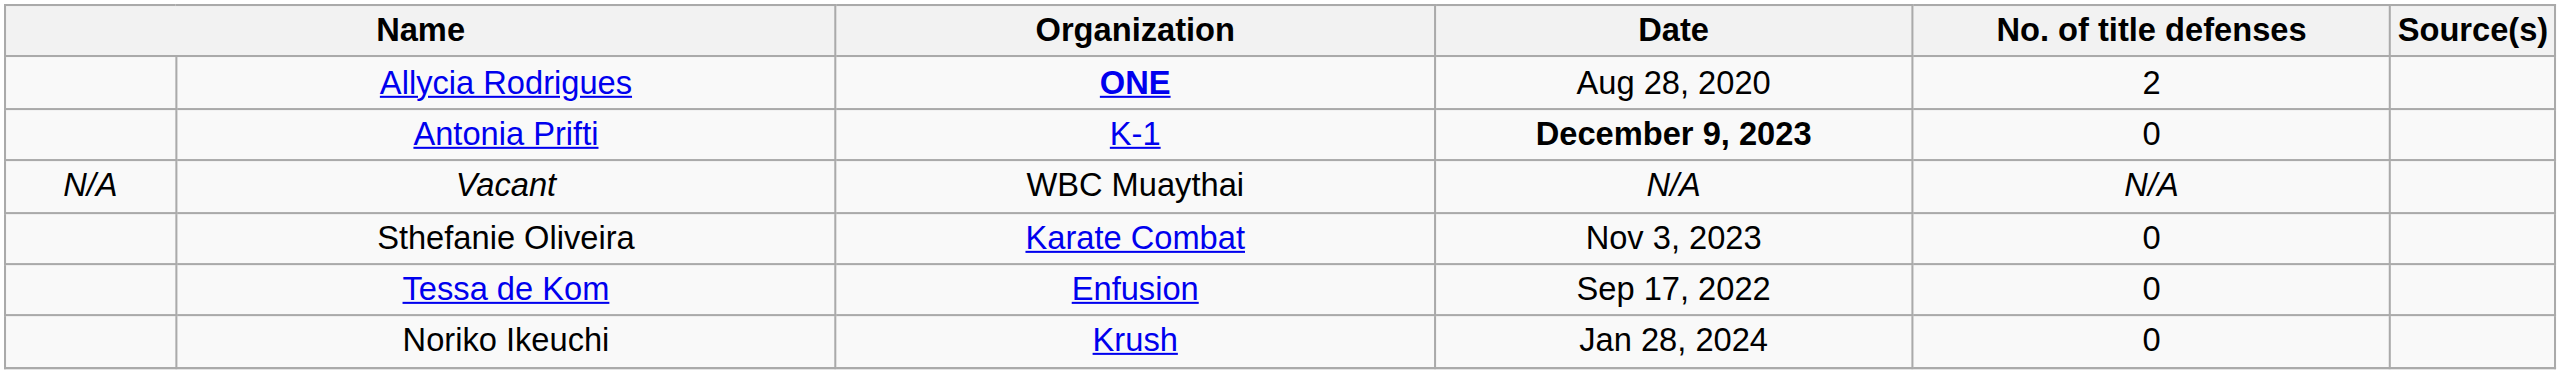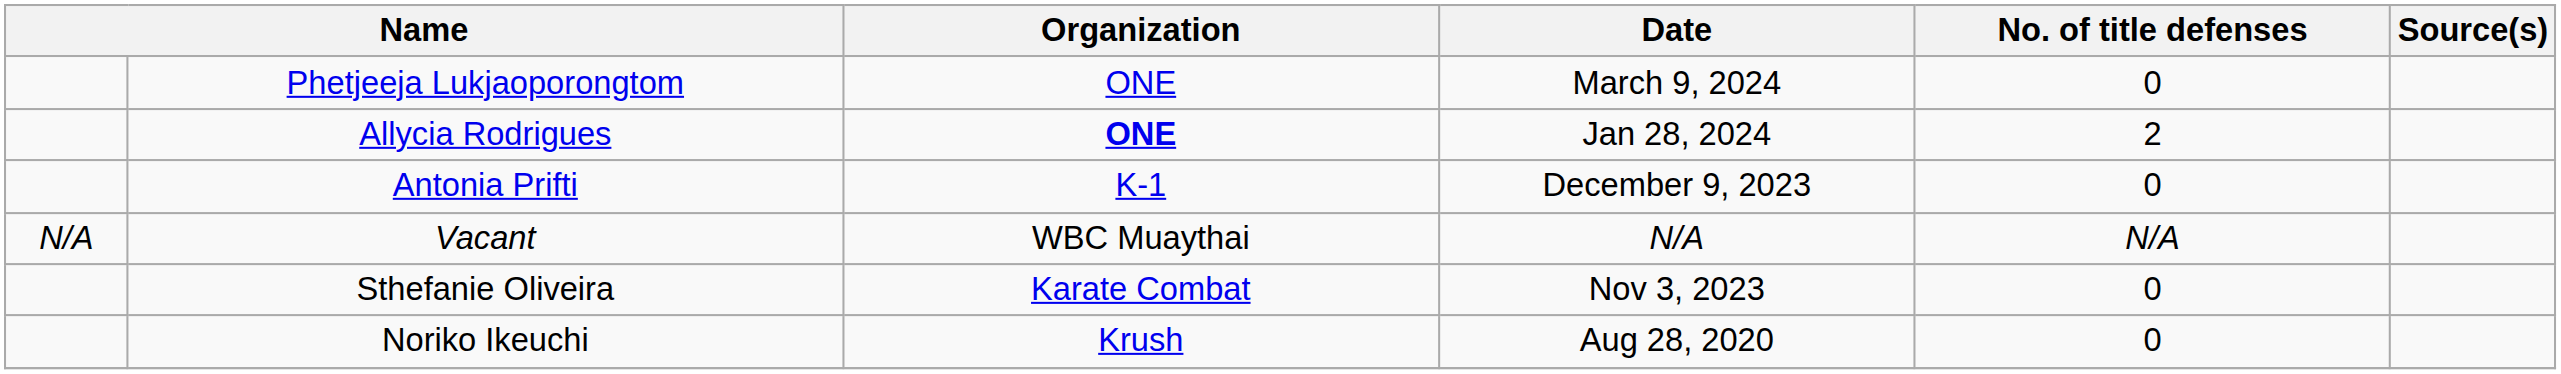+ row: (485, 82)
(1674, 82) Aug 28, 2020 -> (1677, 133) Jan 28, 2024
(1674, 133) bold -> (1677, 185) normal
- row: (506, 289)
(1674, 340) Jan 28, 2024 -> (1677, 340) Aug 28, 2020
